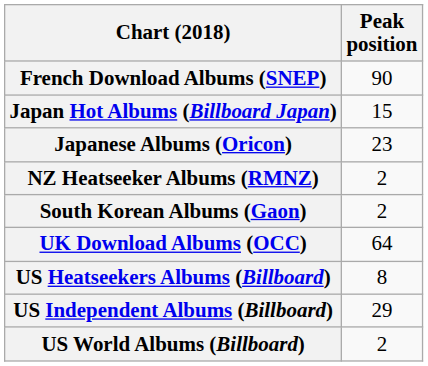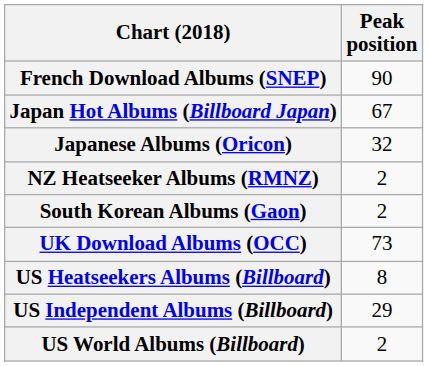(382, 111) 15 -> (382, 111) 67
(382, 144) 23 -> (382, 144) 32
(382, 244) 64 -> (382, 244) 73
